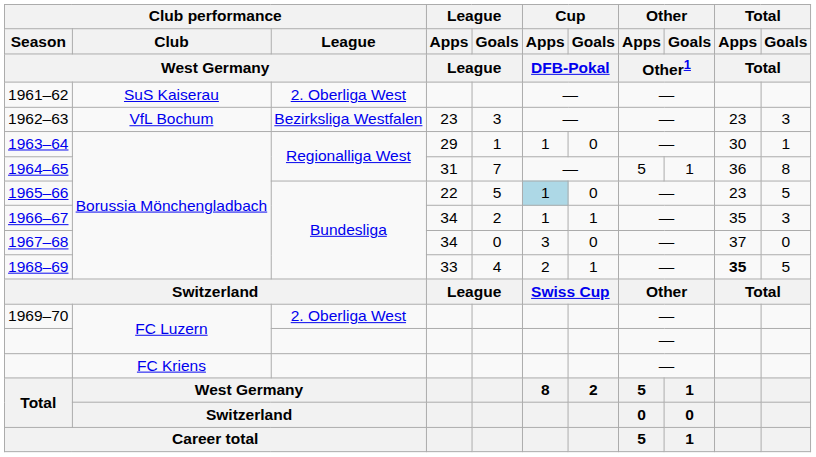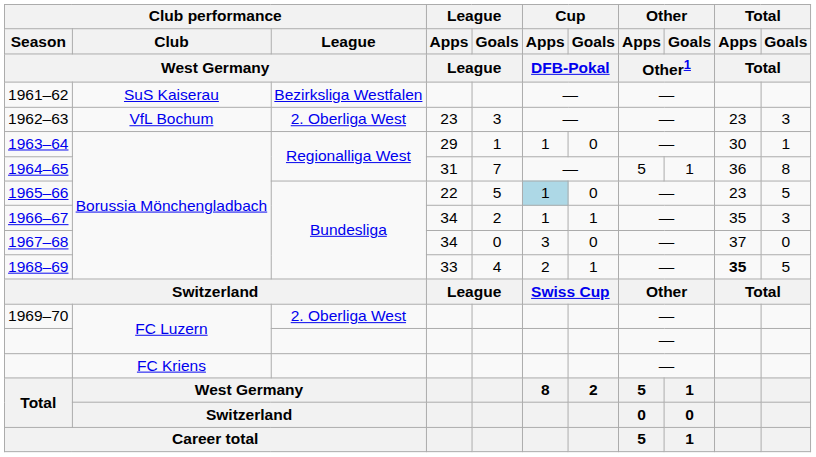(348, 94) 2. Oberliga West -> (348, 94) Bezirksliga Westfalen
(348, 119) Bezirksliga Westfalen -> (348, 119) 2. Oberliga West
